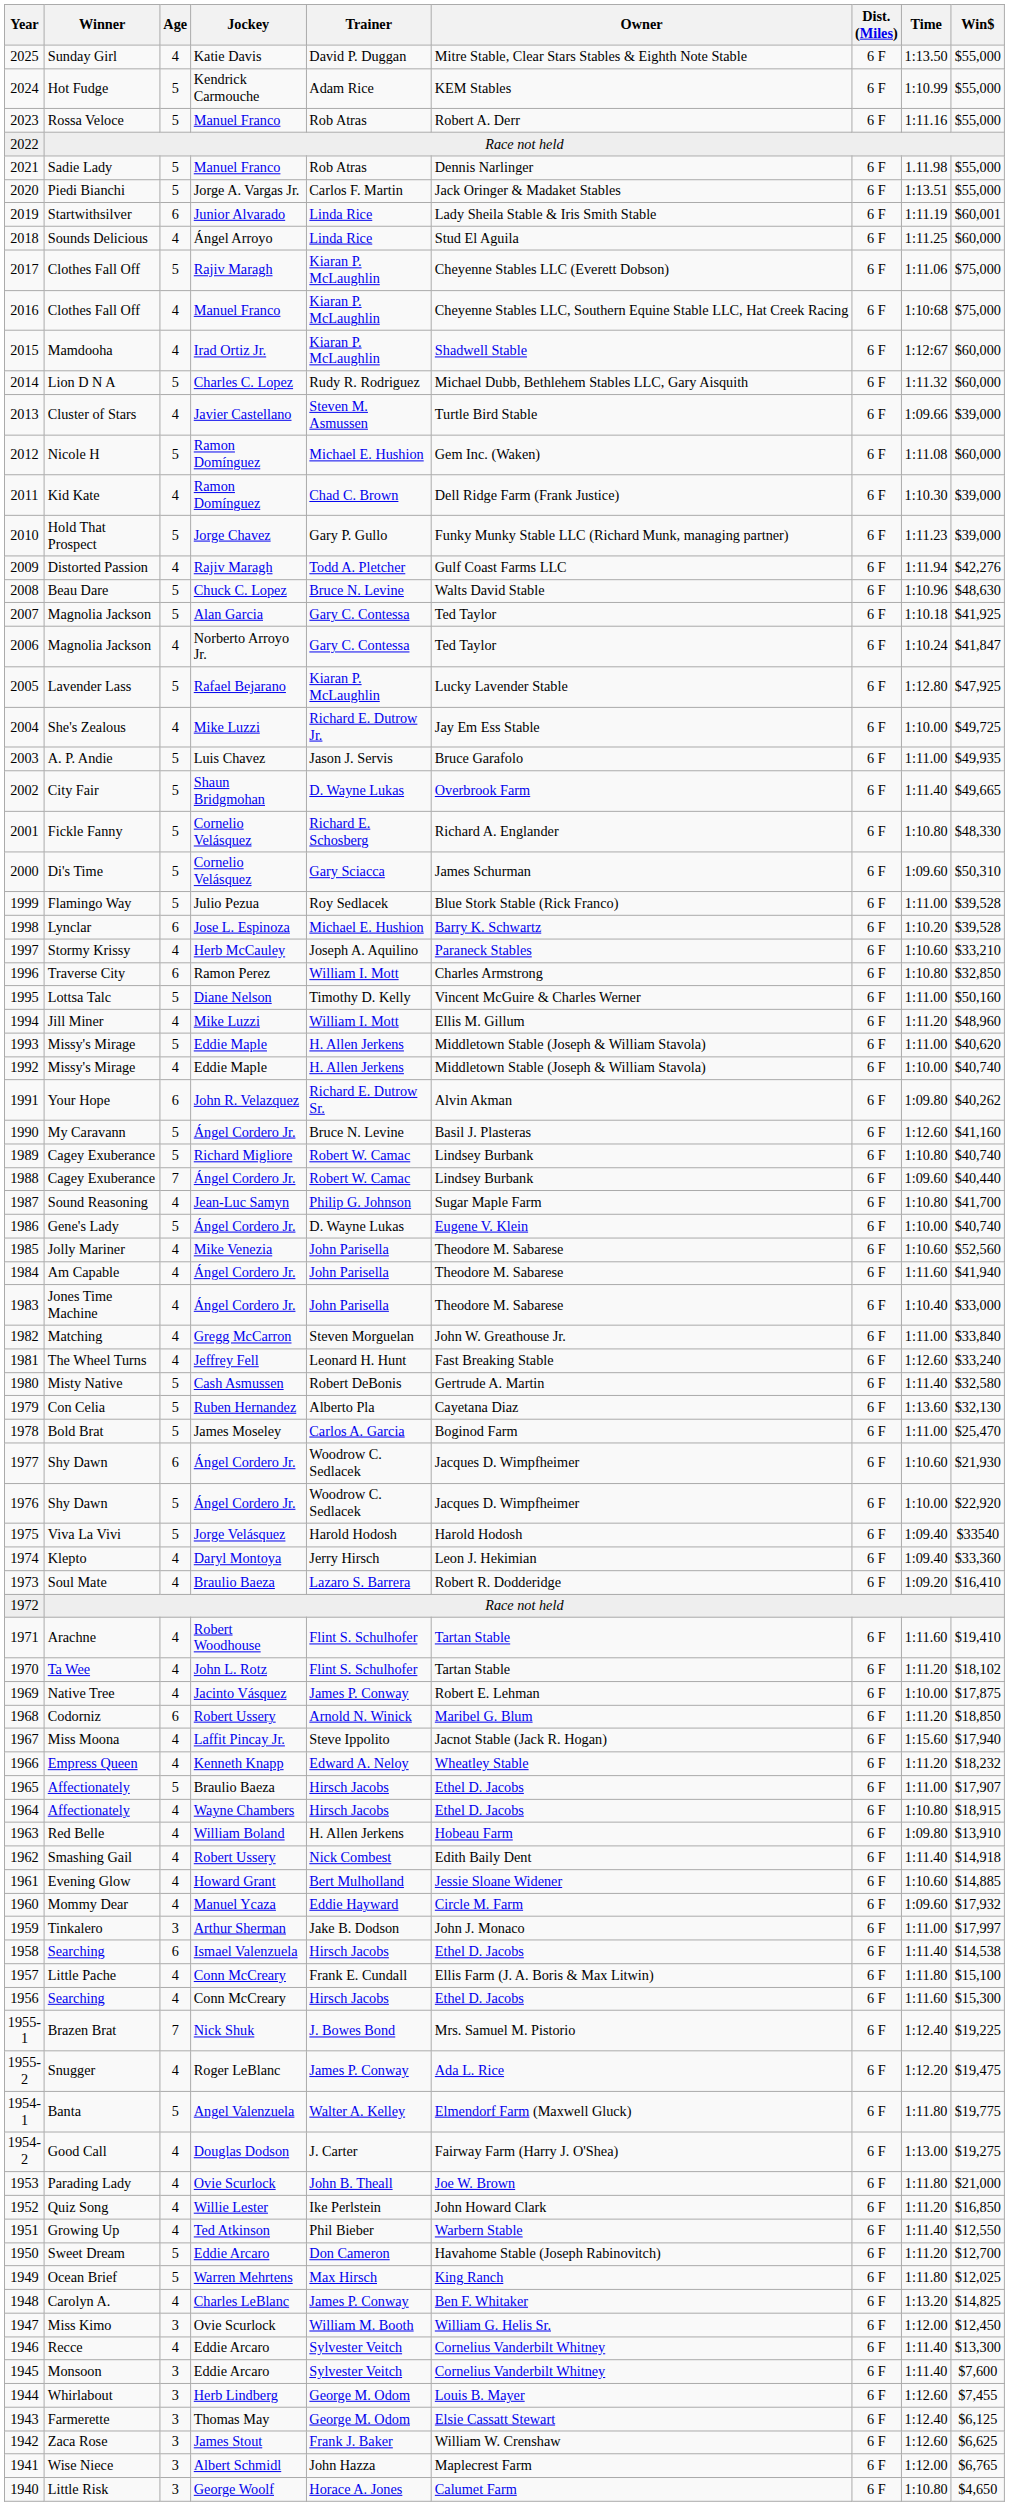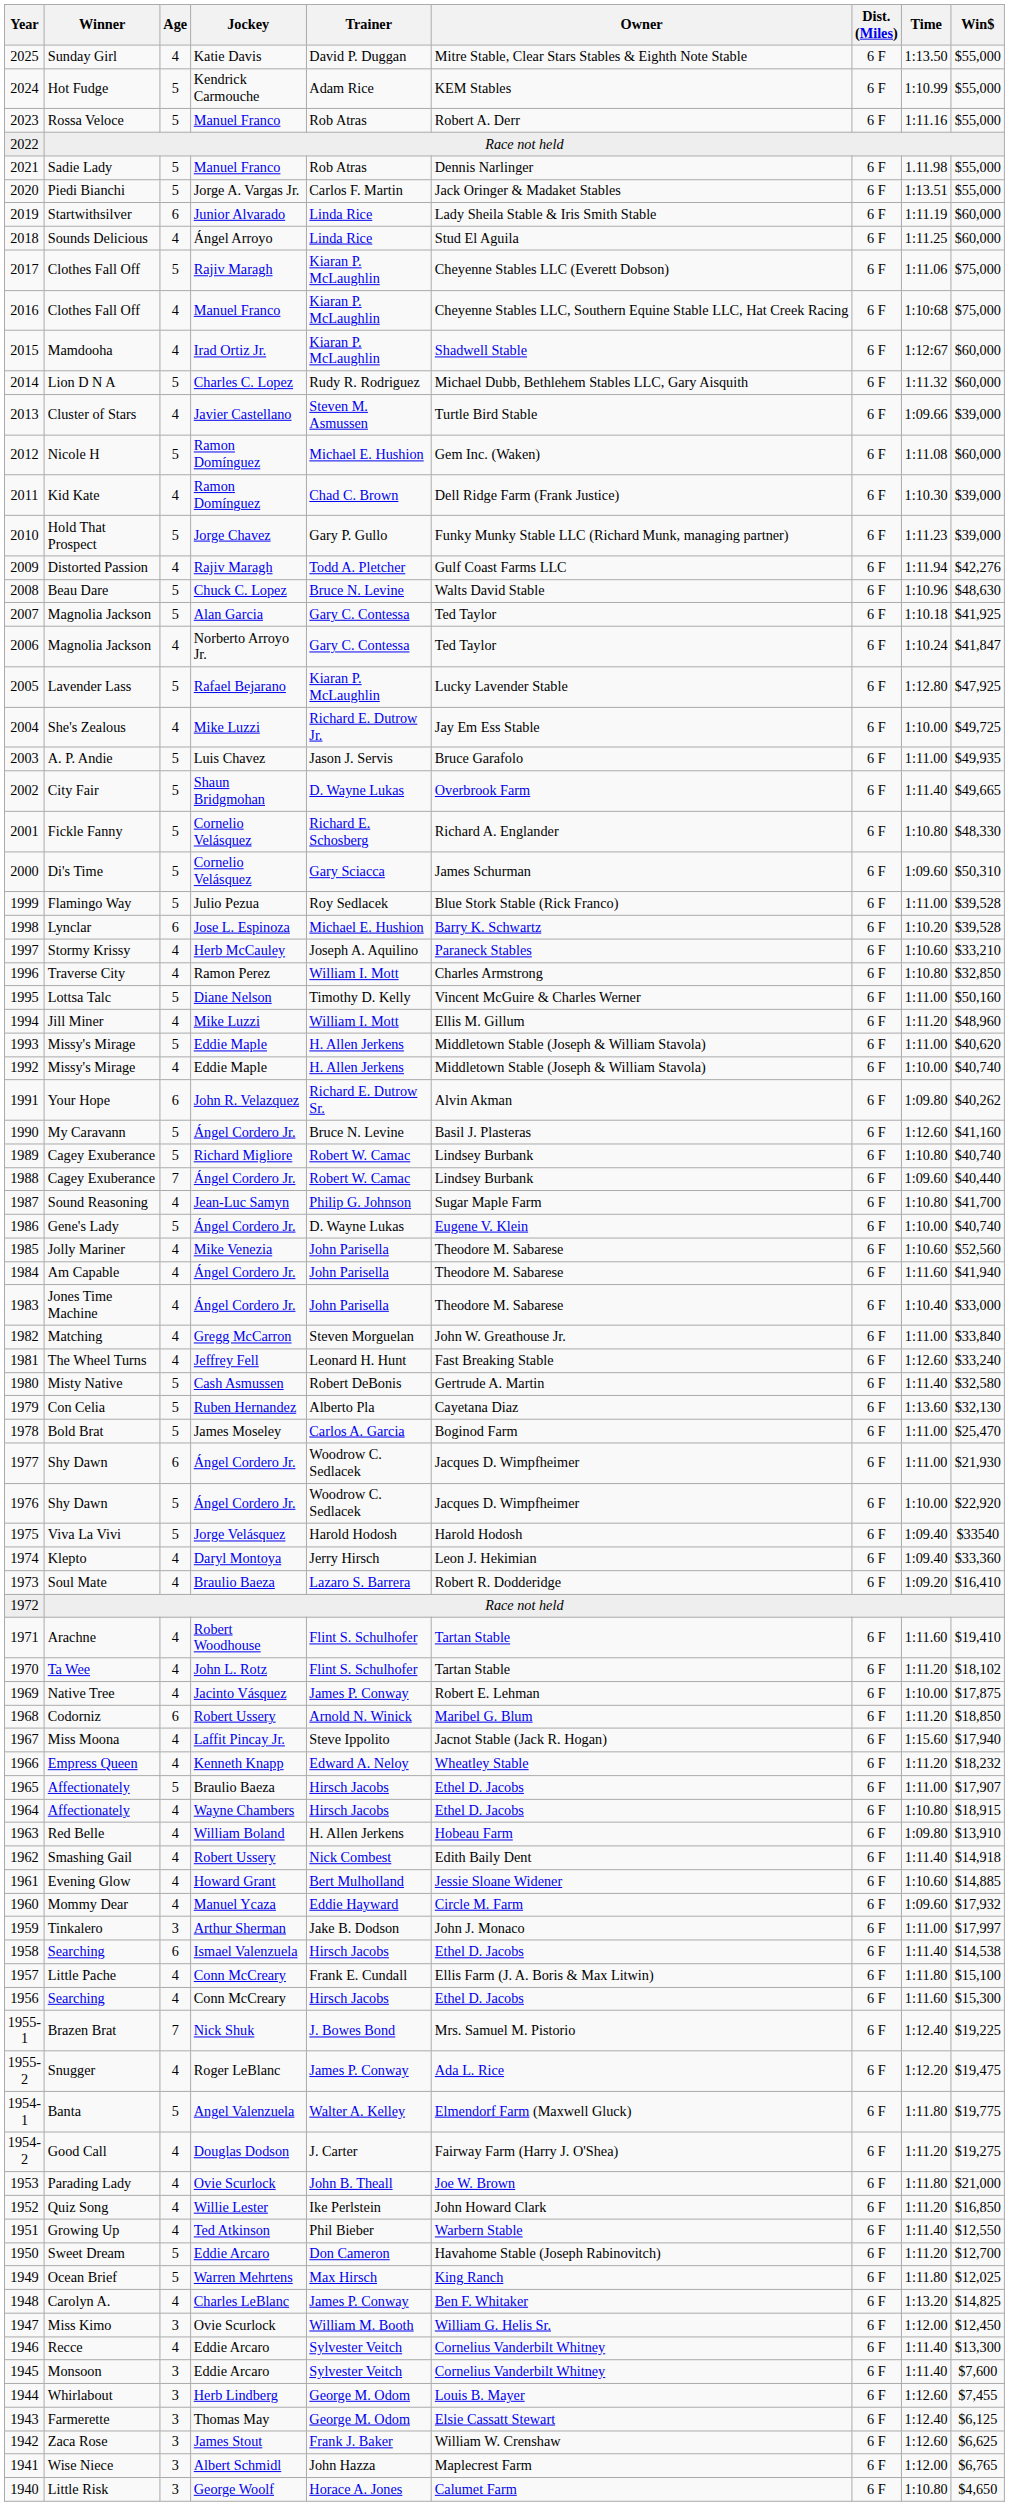(978, 214) $60,001 -> (978, 214) $60,000
(175, 974) 6 -> (175, 974) 4
(926, 1463) 1:10.60 -> (926, 1463) 1:11.00
(926, 2152) 1:13.00 -> (926, 2152) 1:11.20
